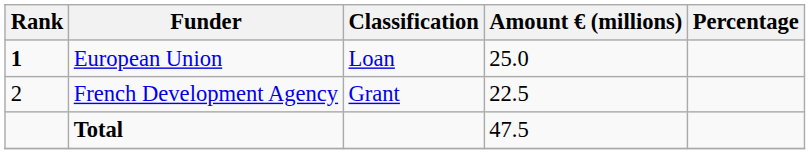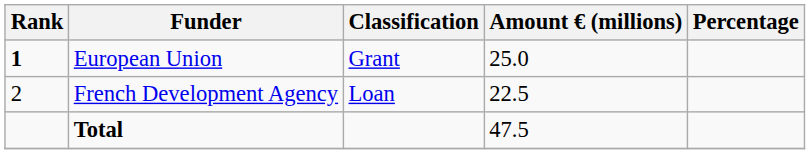(372, 58) Loan -> (374, 58) Grant
(374, 93) Grant -> (372, 93) Loan
